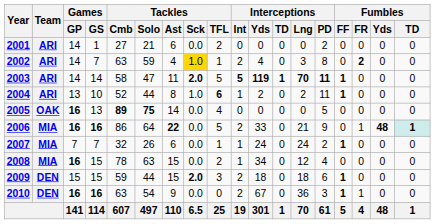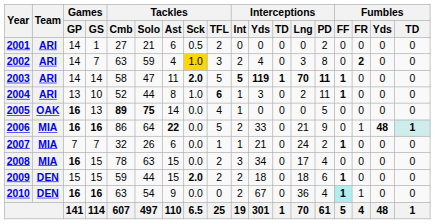(196, 45) 0.0 -> (196, 45) 0.5
(219, 62) 1 -> (219, 62) 3
(261, 95) 2 -> (261, 95) 3
(240, 111) 0 -> (240, 111) 1
(261, 144) 24 -> (261, 144) 21
(240, 161) 1 -> (240, 161) 3
(303, 161) 12 -> (303, 161) 17
(219, 177) 3 -> (219, 177) 2
(325, 194) 3 -> (325, 194) 4
(343, 194) no background -> (343, 194) paleturquoise background
